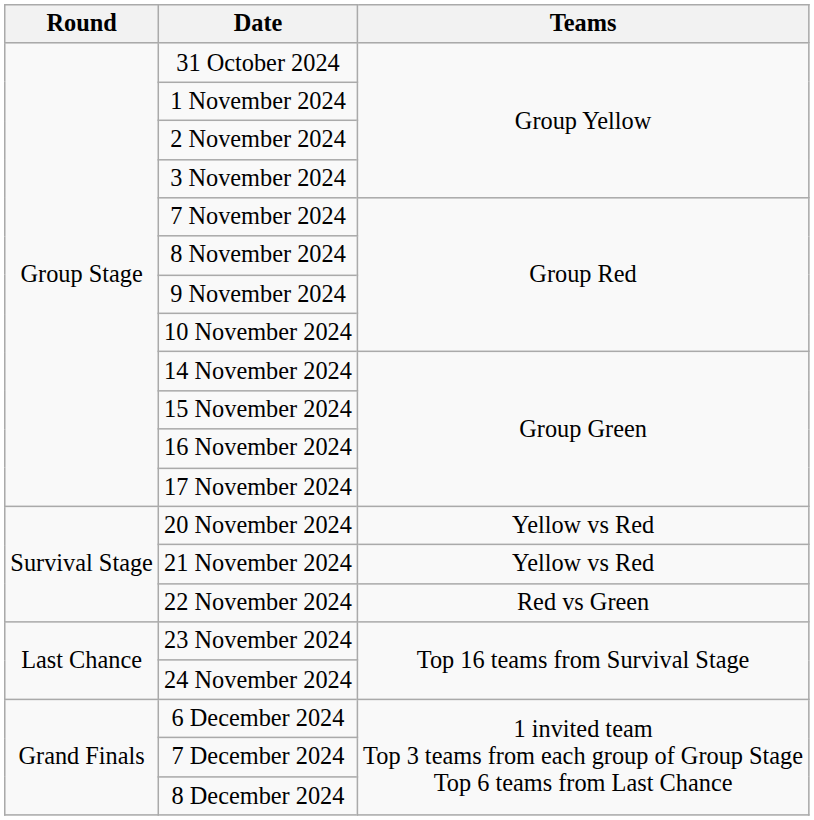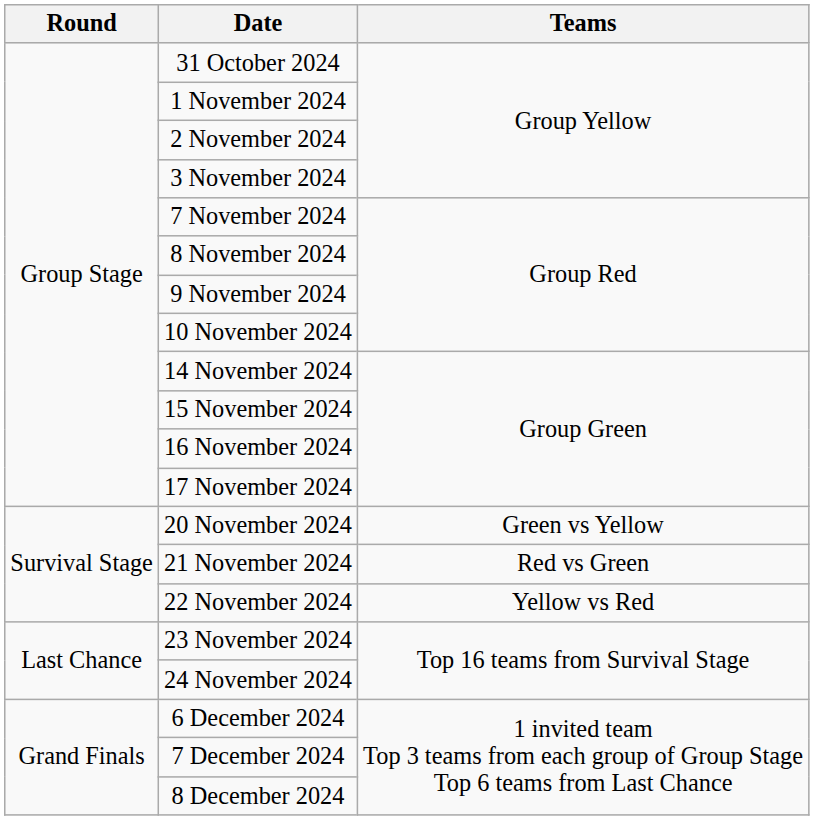(583, 525) Yellow vs Red -> (583, 525) Green vs Yellow
(583, 563) Yellow vs Red -> (583, 563) Red vs Green
(583, 602) Red vs Green -> (583, 602) Yellow vs Red
